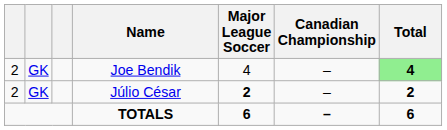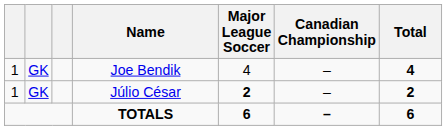(15, 70) 2 -> (15, 70) 1
(410, 70) lightgreen background -> (410, 70) no background
(15, 92) 2 -> (15, 92) 1
